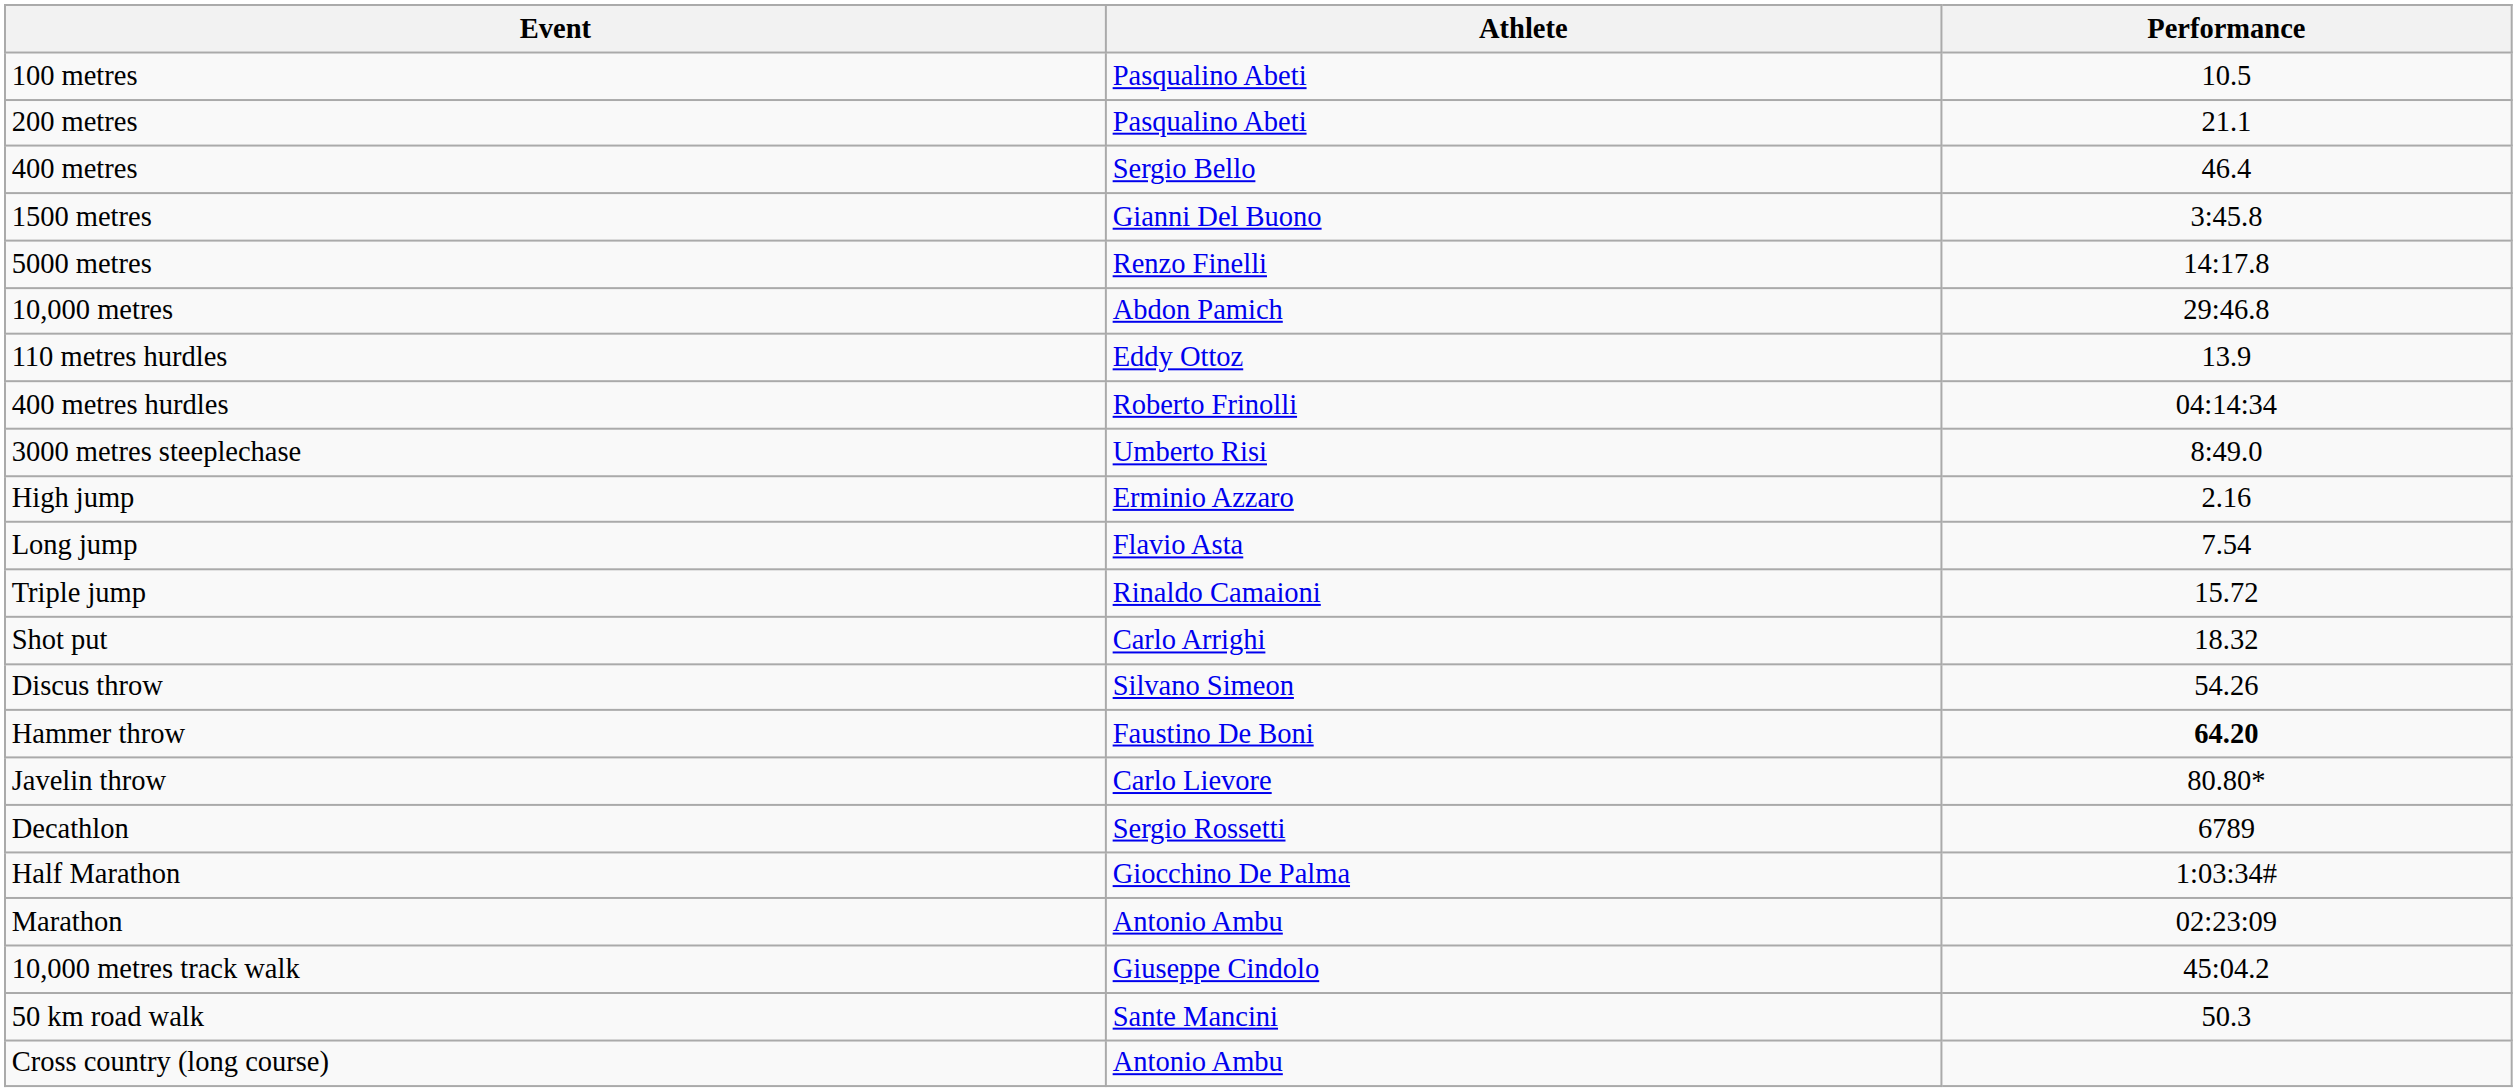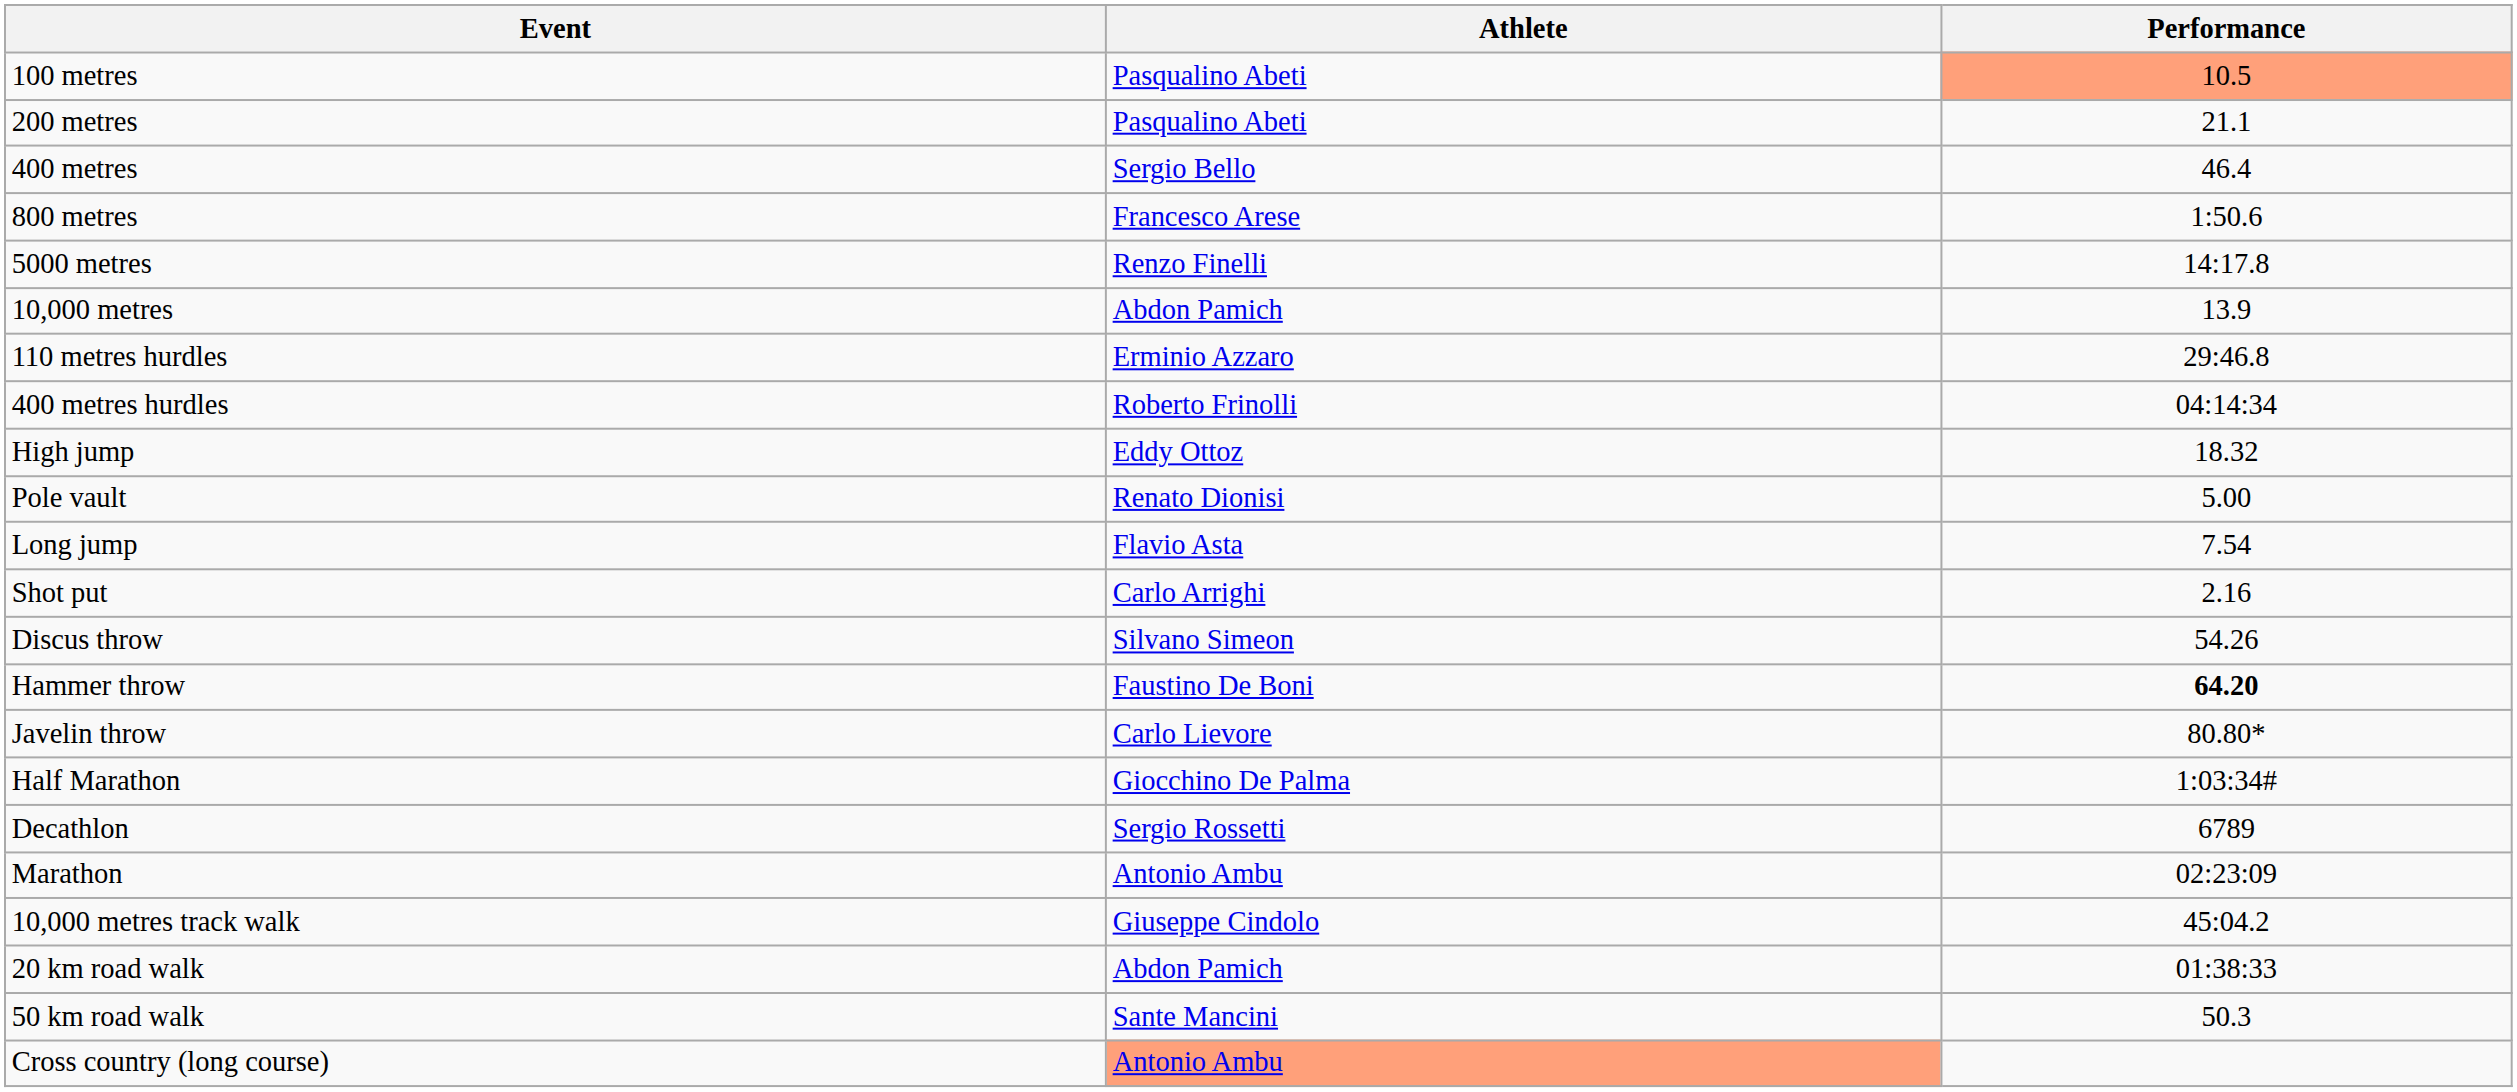(2226, 75) no background -> (2226, 75) lightsalmon background
+ row: (75, 216)
- row: (82, 216)
(2226, 310) 29:46.8 -> (2226, 310) 13.9
(1178, 357) Eddy Ottoz -> (1203, 357) Erminio Azzaro
(2226, 357) 13.9 -> (2226, 357) 29:46.8
- row: (156, 451)
(1203, 498) Erminio Azzaro -> (1178, 451) Eddy Ottoz
(2226, 498) 2.16 -> (2226, 451) 18.32
+ row: (69, 498)
- row: (79, 592)
(2226, 639) 18.32 -> (2226, 592) 2.16
rows swapped: (70, 827) <-> (96, 874)
+ row: (108, 968)
(1198, 1062) no background -> (1198, 1062) lightsalmon background
